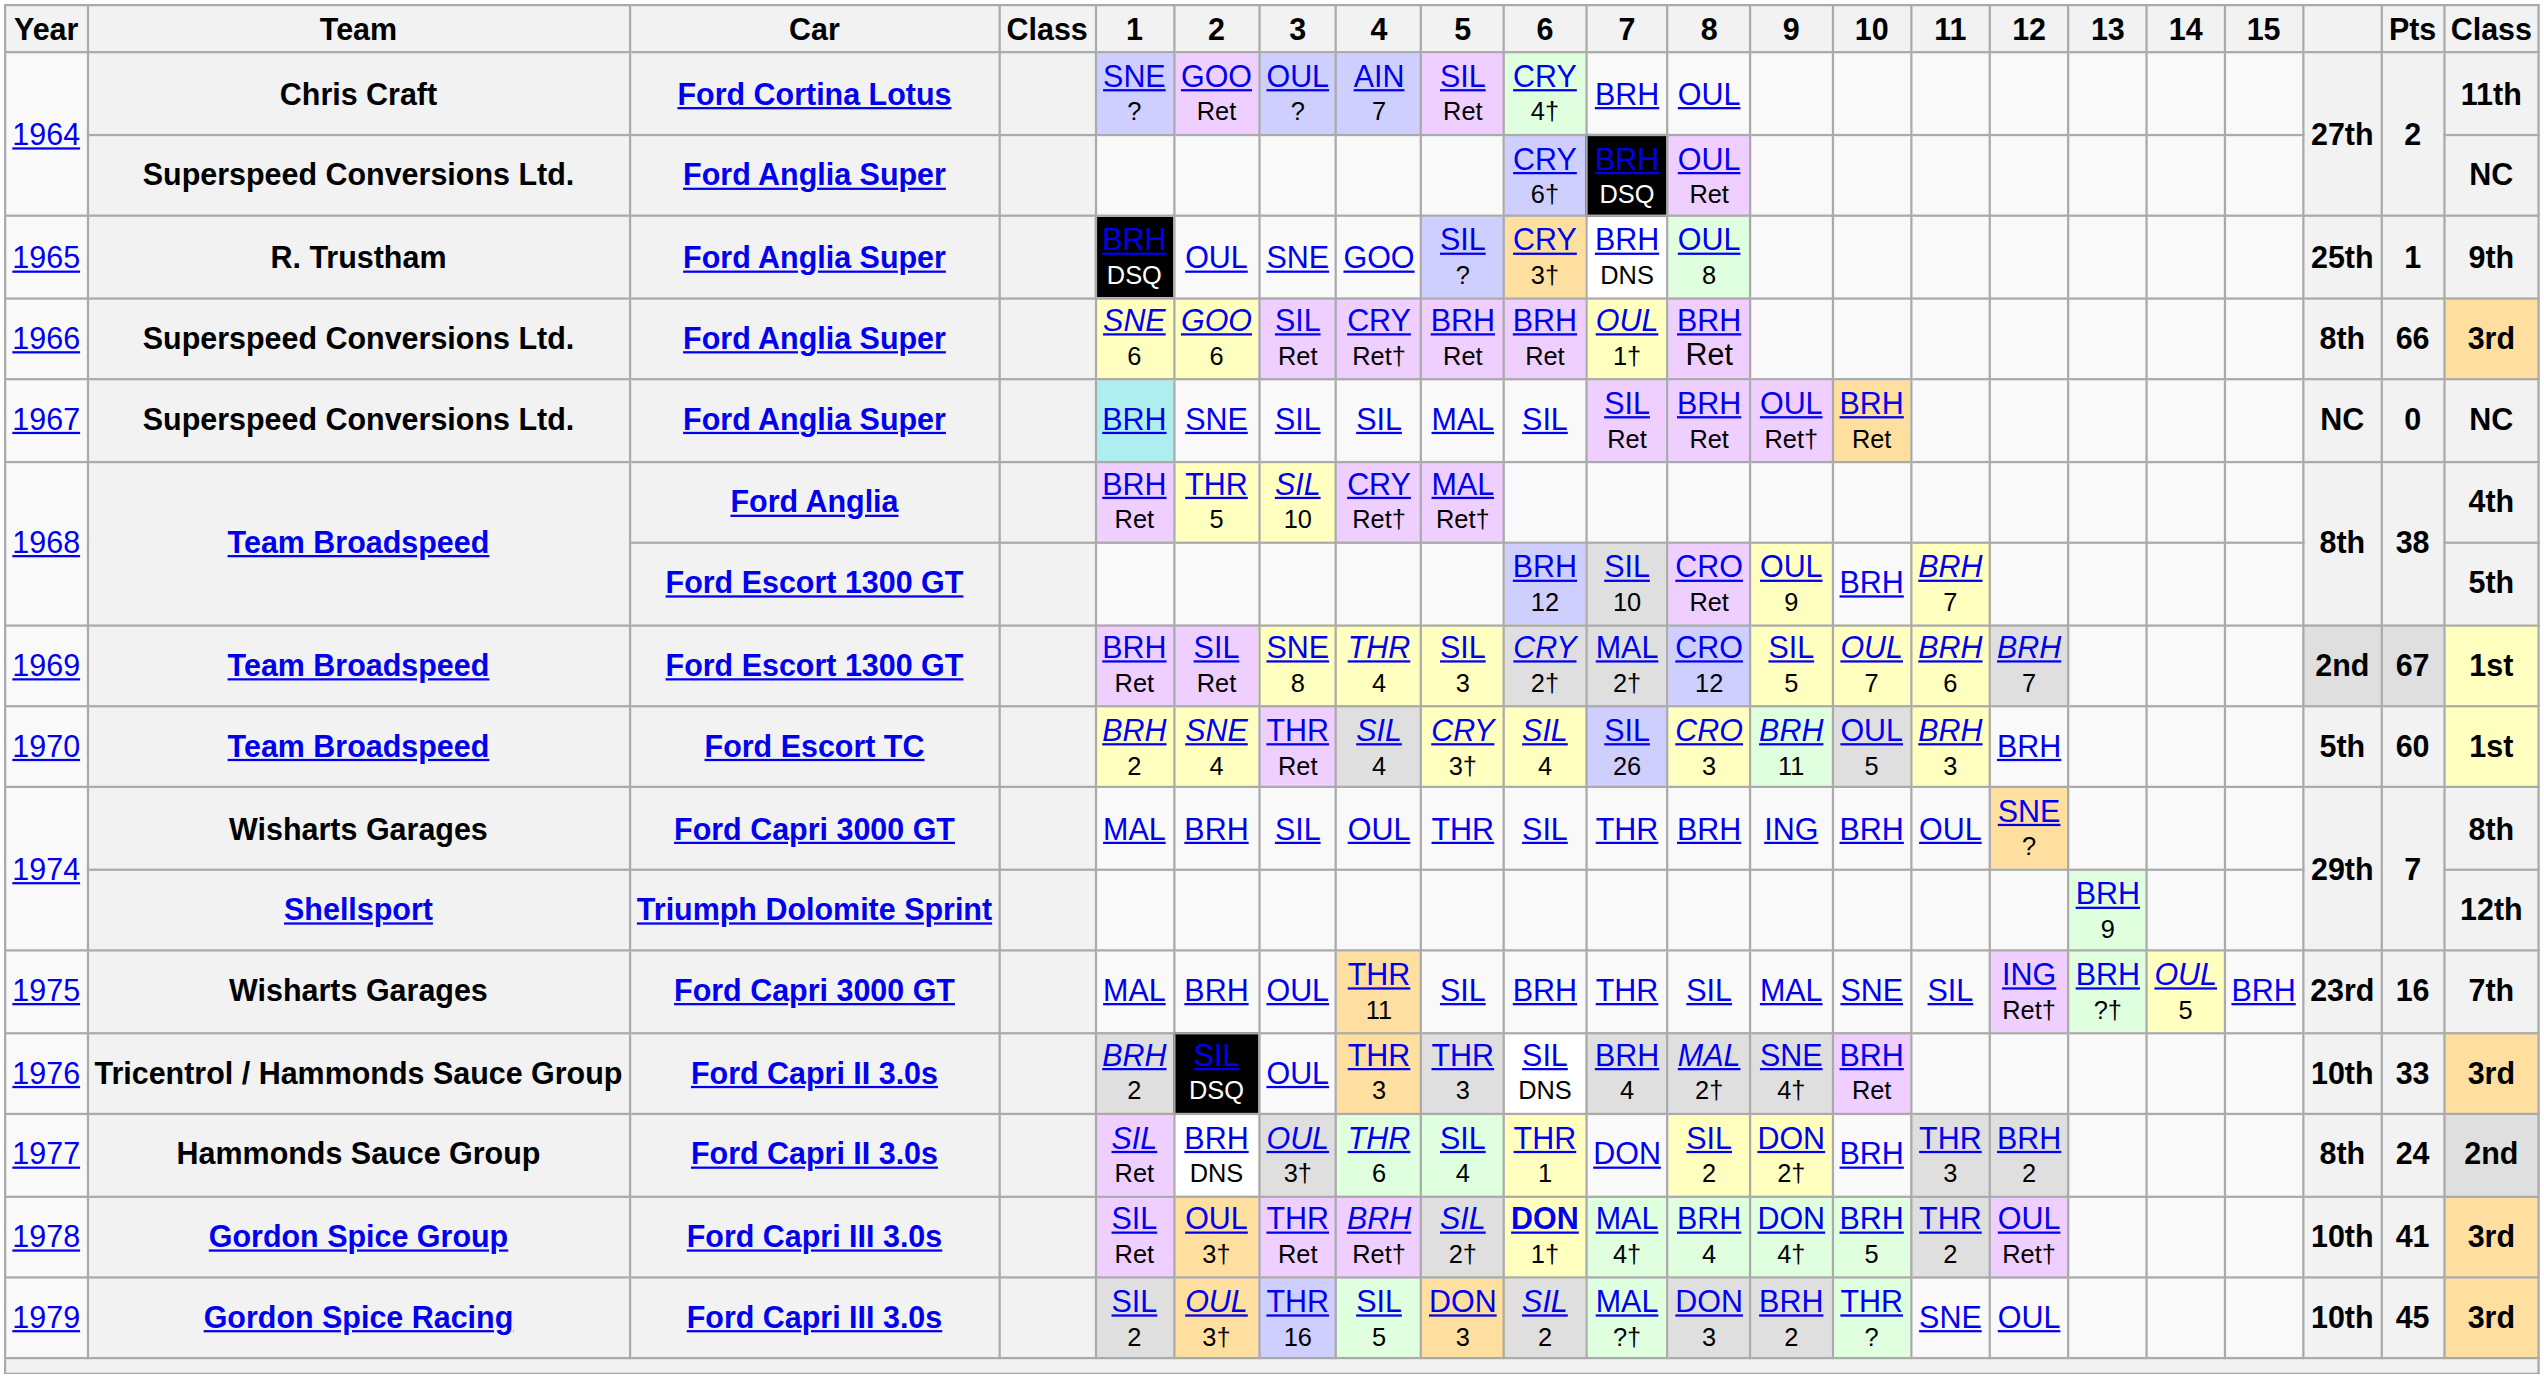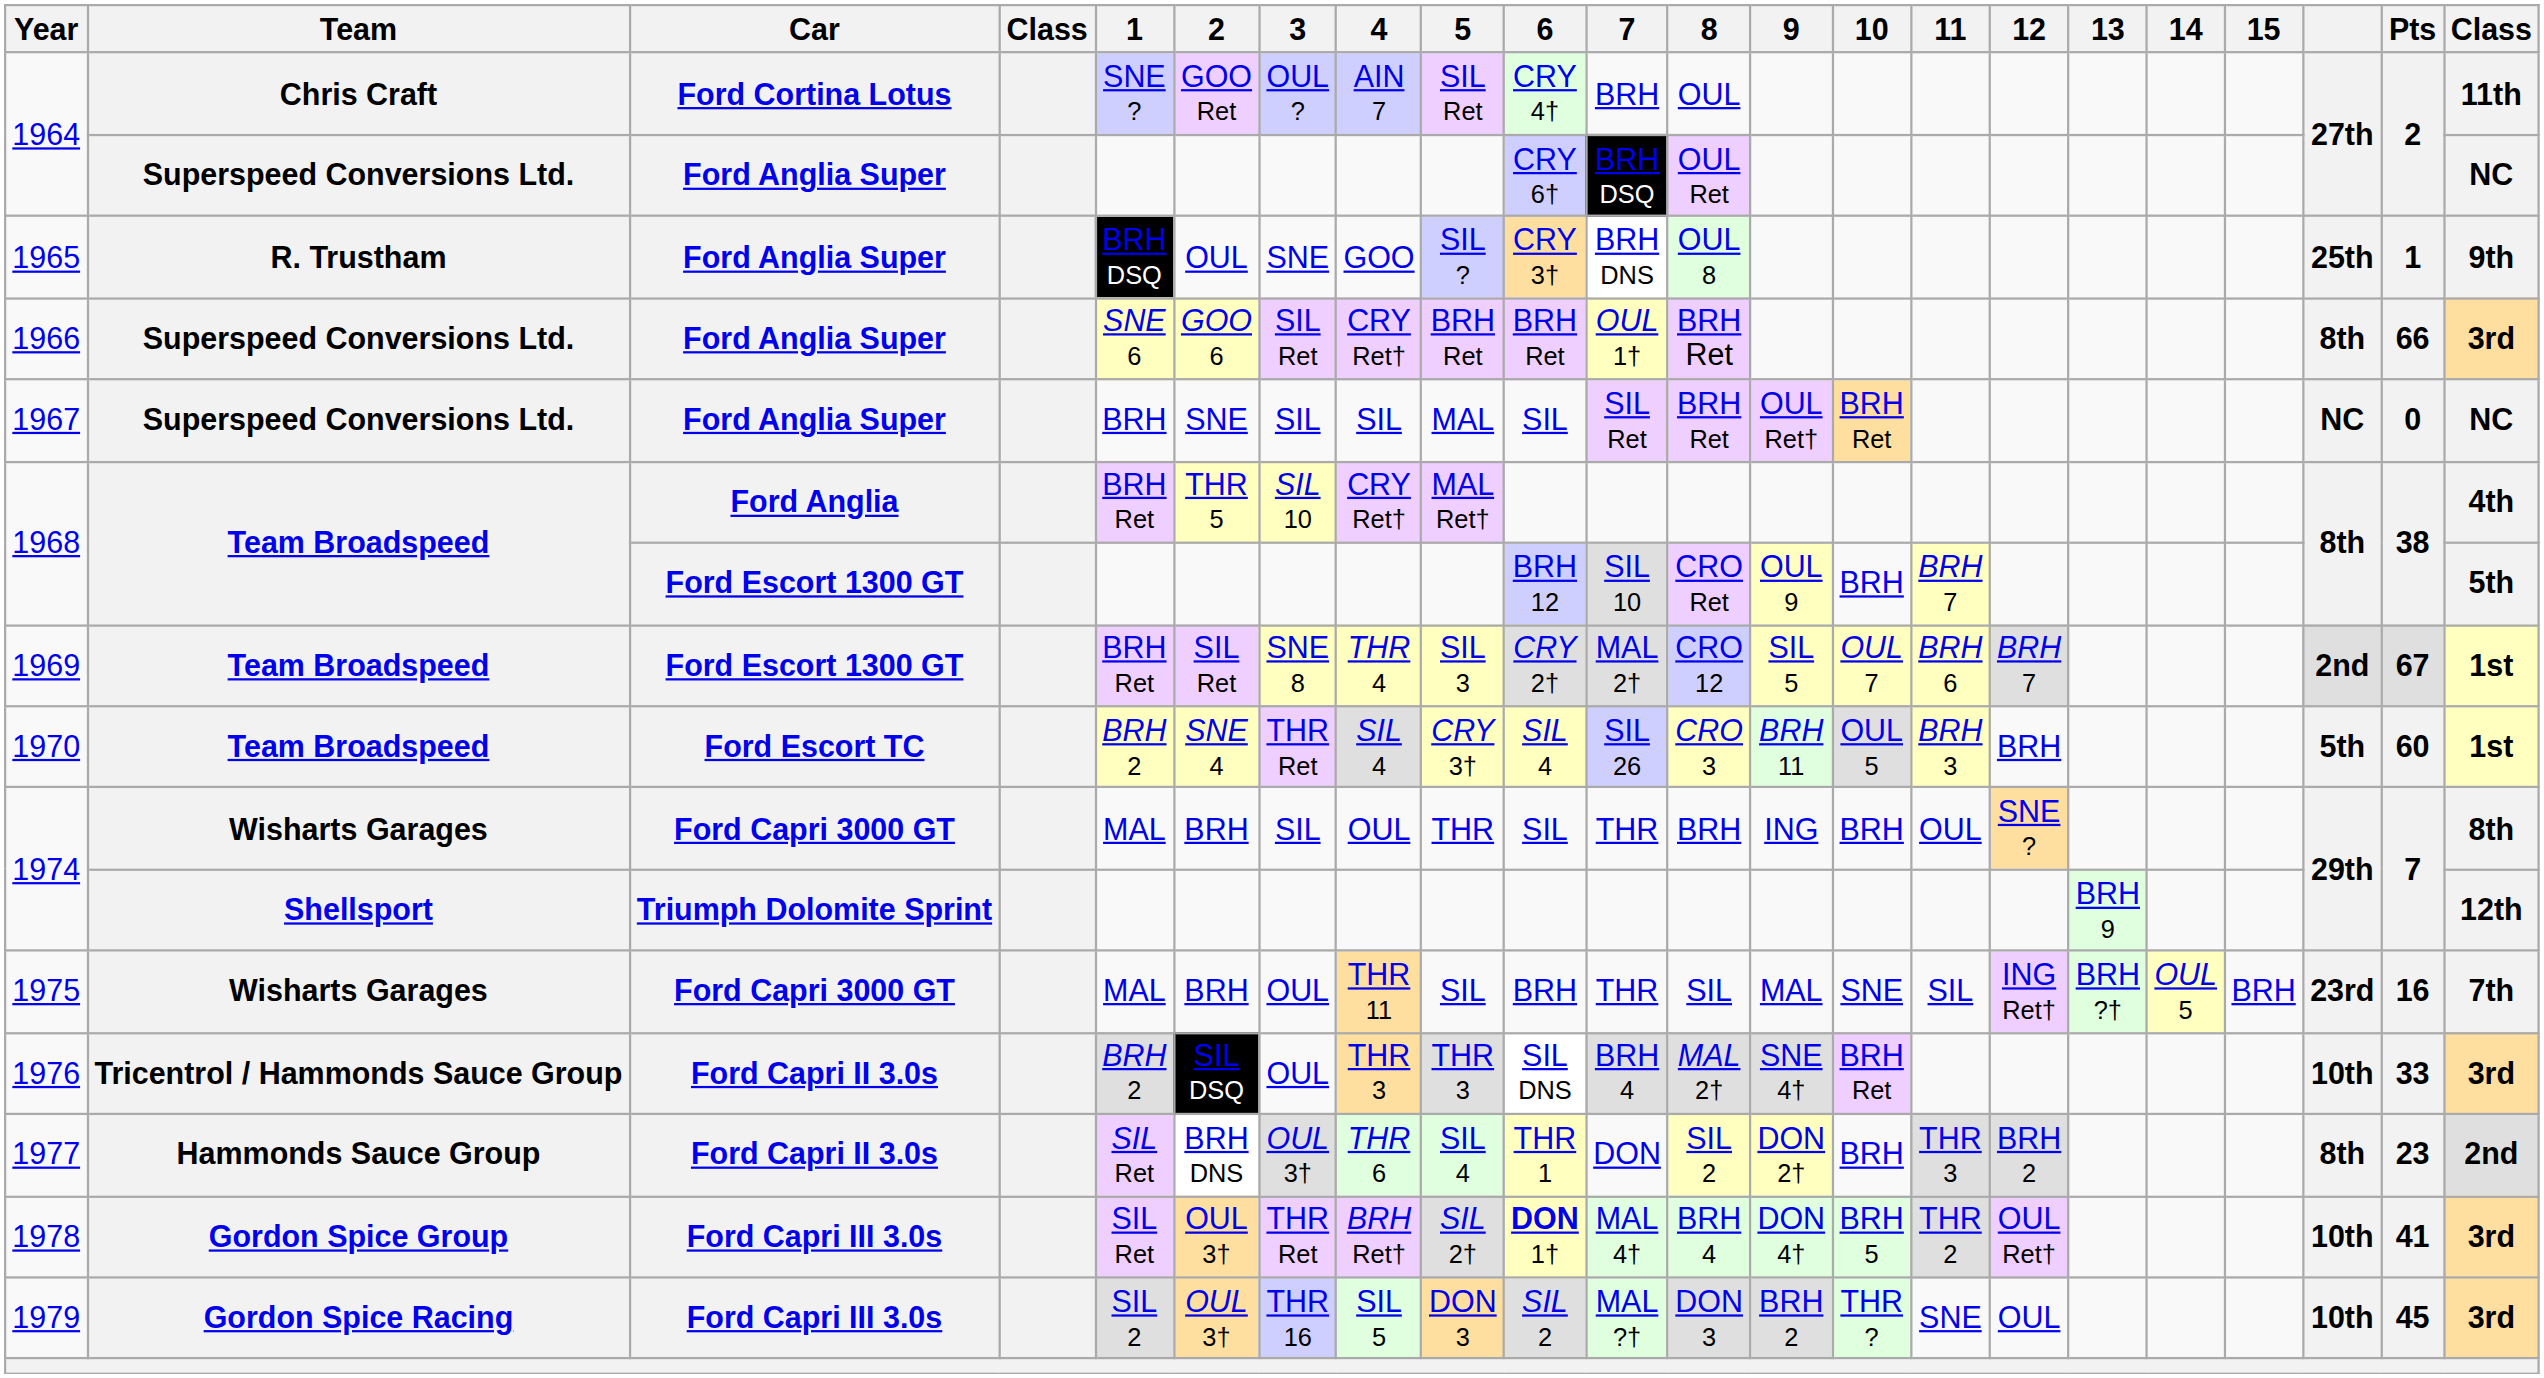(1134, 420) paleturquoise background -> (1134, 420) no background
(2413, 1155) 24 -> (2413, 1155) 23
